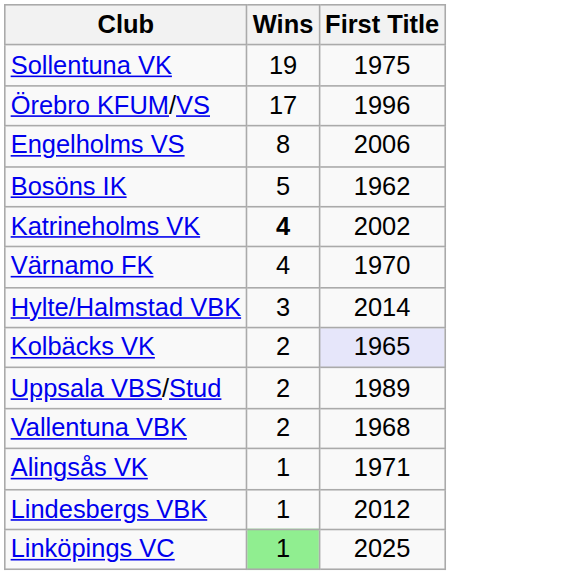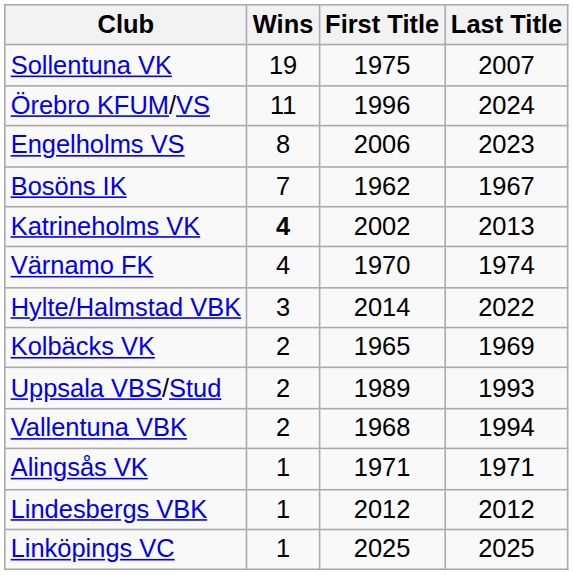+ column: (506, 24)
(283, 105) 17 -> (283, 105) 11
(283, 186) 5 -> (283, 186) 7
(382, 347) lavender background -> (382, 347) no background
(283, 549) lightgreen background -> (283, 549) no background
